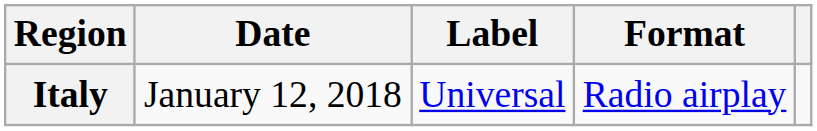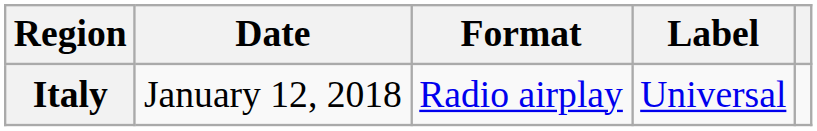columns swapped: (685, 34) <-> (492, 34)
